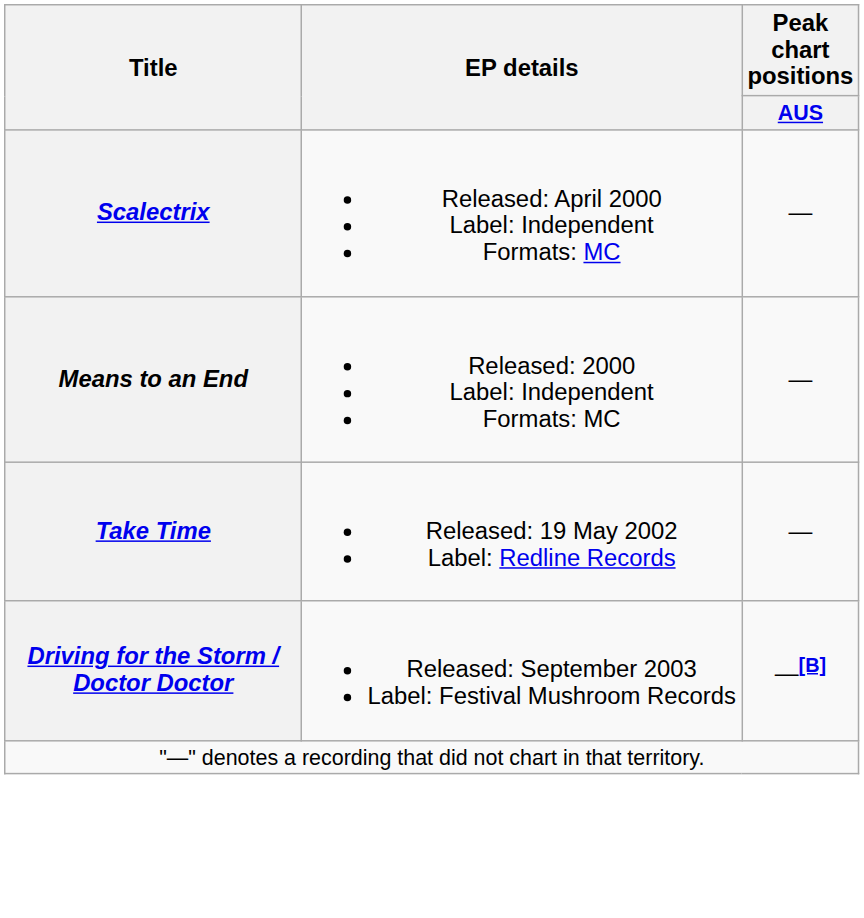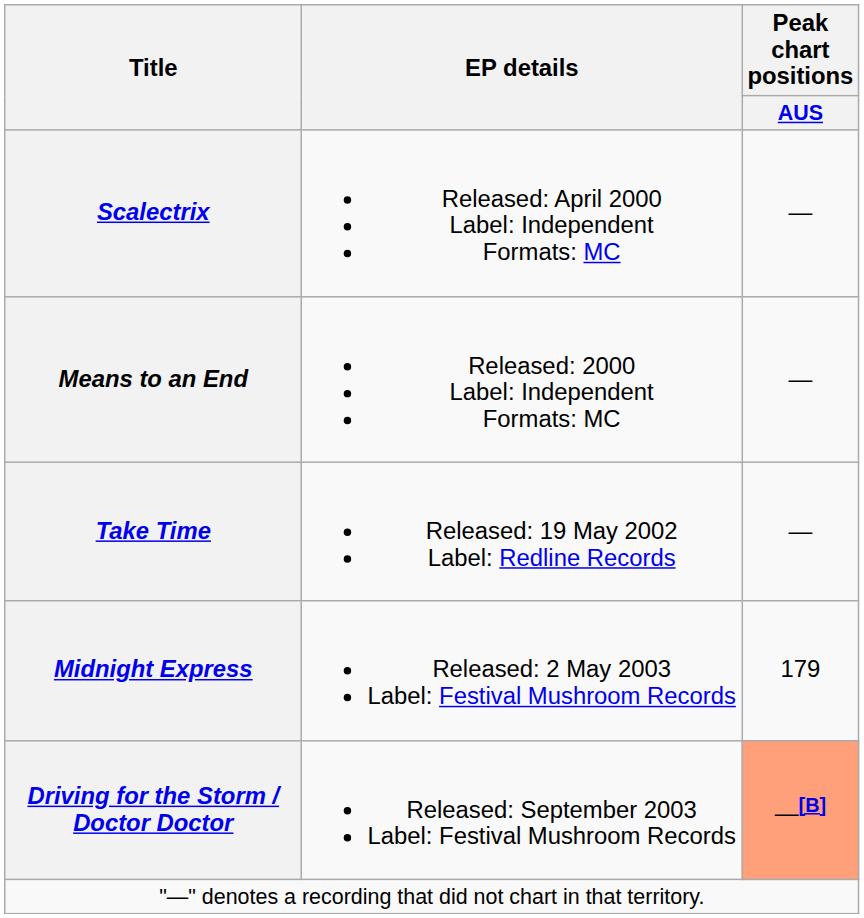+ row: (153, 670)
(800, 670) no background -> (800, 809) lightsalmon background
